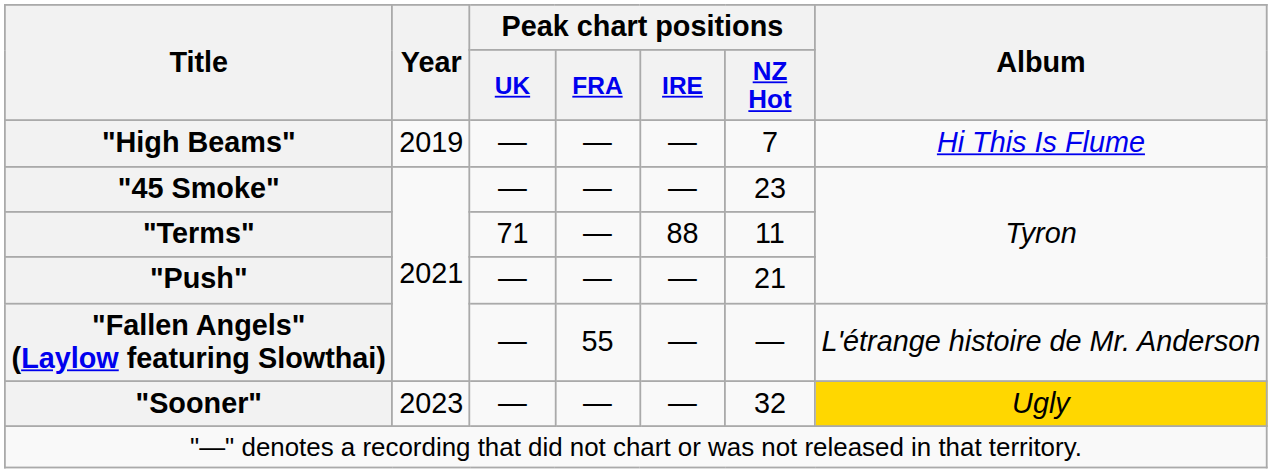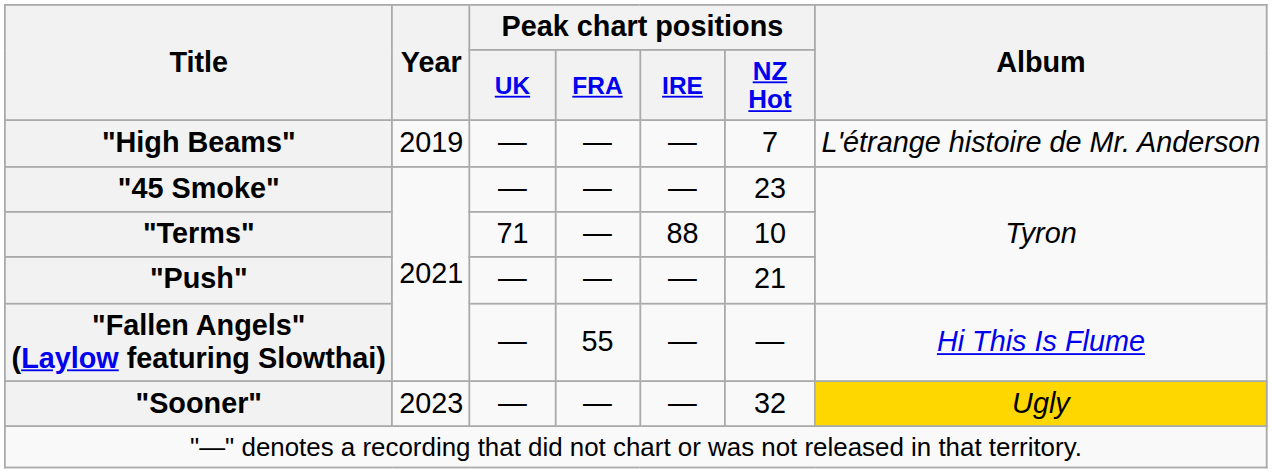(1041, 142) Hi This Is Flume -> (1041, 142) L'étrange histoire de Mr. Anderson
(770, 234) 11 -> (770, 234) 10
(1041, 341) L'étrange histoire de Mr. Anderson -> (1041, 341) Hi This Is Flume
